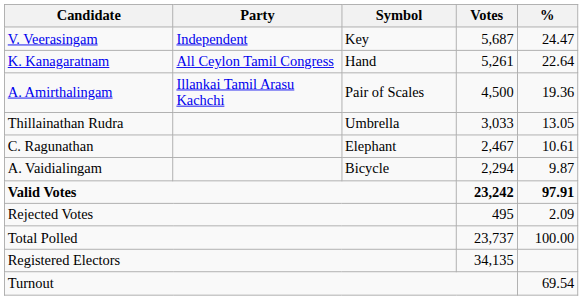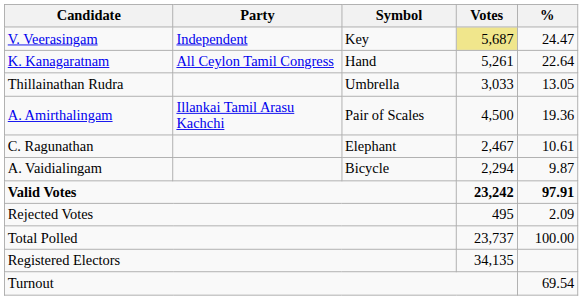(497, 38) no background -> (497, 38) khaki background
rows swapped: (60, 92) <-> (66, 123)
